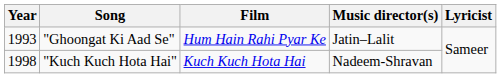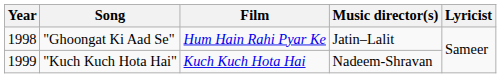(22, 38) 1993 -> (22, 38) 1998
(22, 61) 1998 -> (22, 61) 1999
